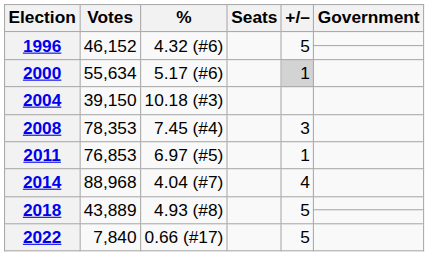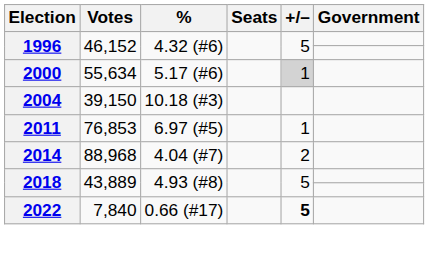- row: (42, 127)
(305, 182) 4 -> (305, 155) 2
(305, 237) normal -> (305, 210) bold
